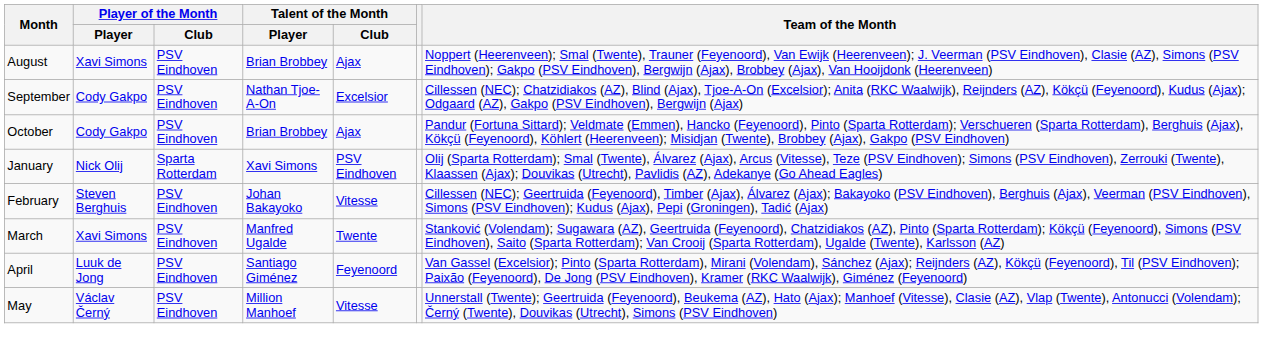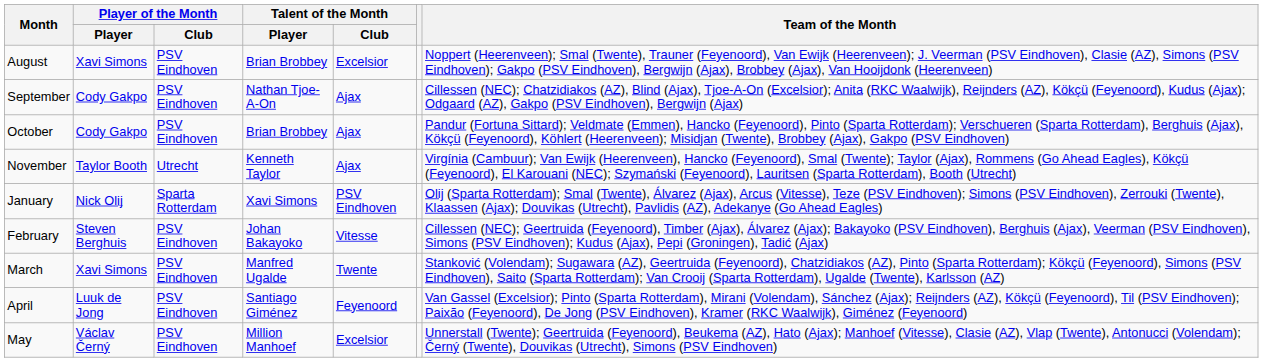(348, 62) Ajax -> (362, 62) Excelsior
(362, 97) Excelsior -> (348, 97) Ajax
+ row: (37, 166)
(357, 305) Vitesse -> (362, 340) Excelsior
